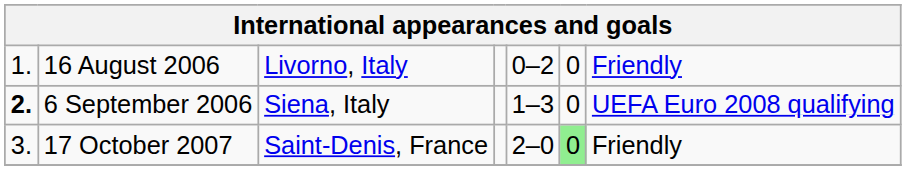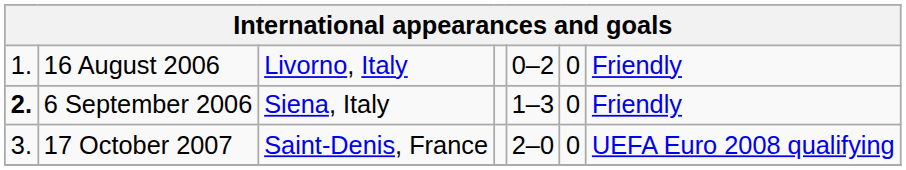(743, 105) UEFA Euro 2008 qualifying -> (637, 105) Friendly
(573, 145) lightgreen background -> (573, 145) no background
(637, 145) Friendly -> (743, 145) UEFA Euro 2008 qualifying
